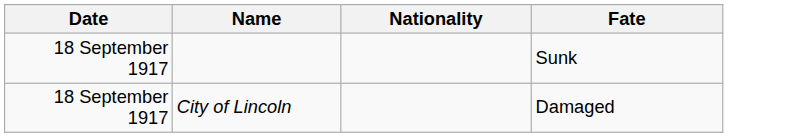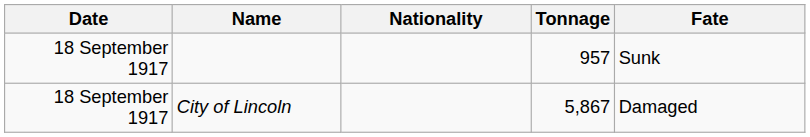+ column: (573, 18)
